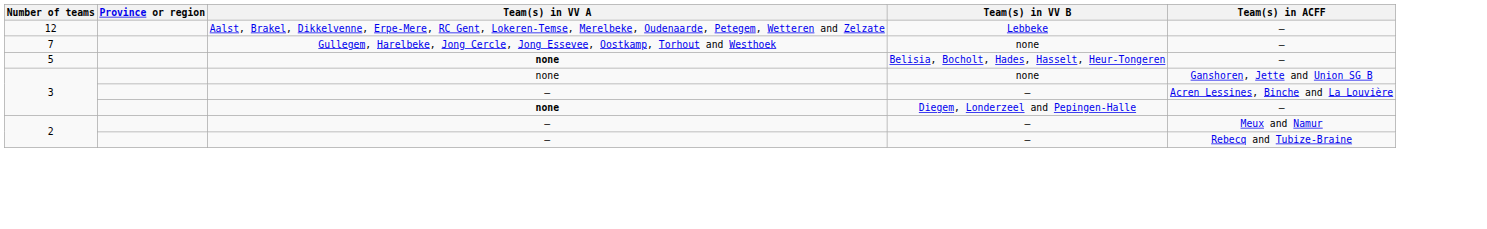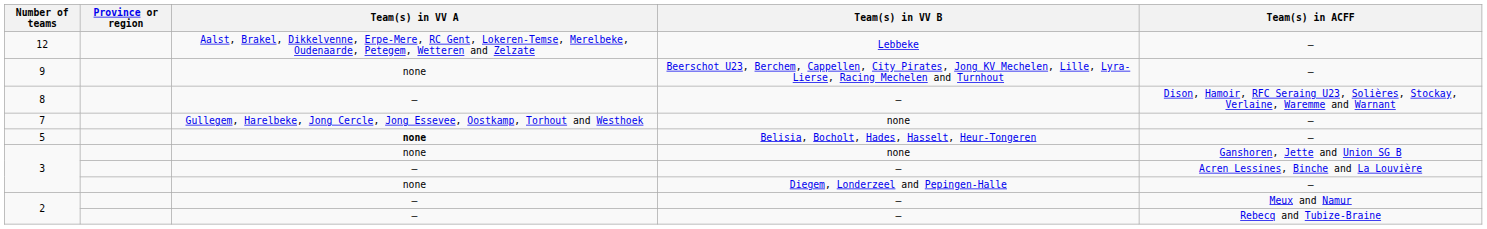+ row: (42, 72)
+ row: (42, 99)
(547, 108) bold -> (414, 184) normal
